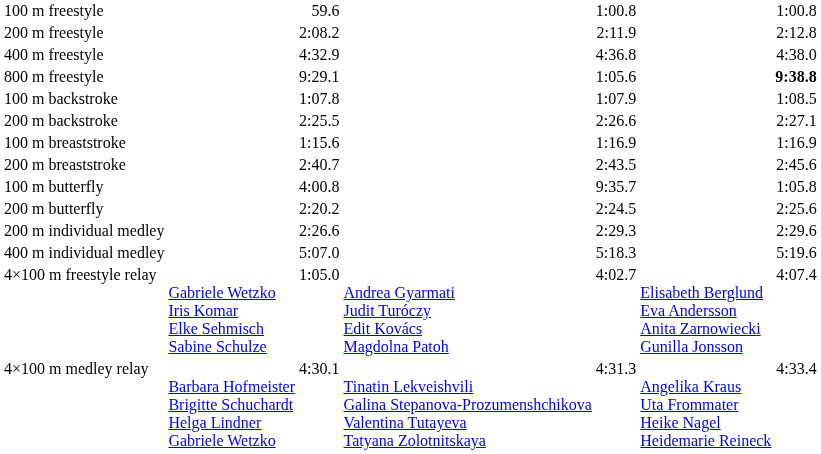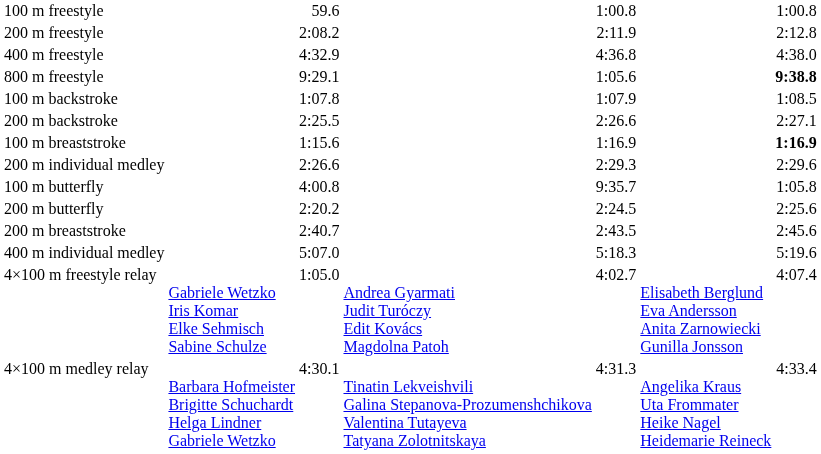(796, 142) normal -> (796, 142) bold
rows swapped: (65, 164) <-> (84, 230)
